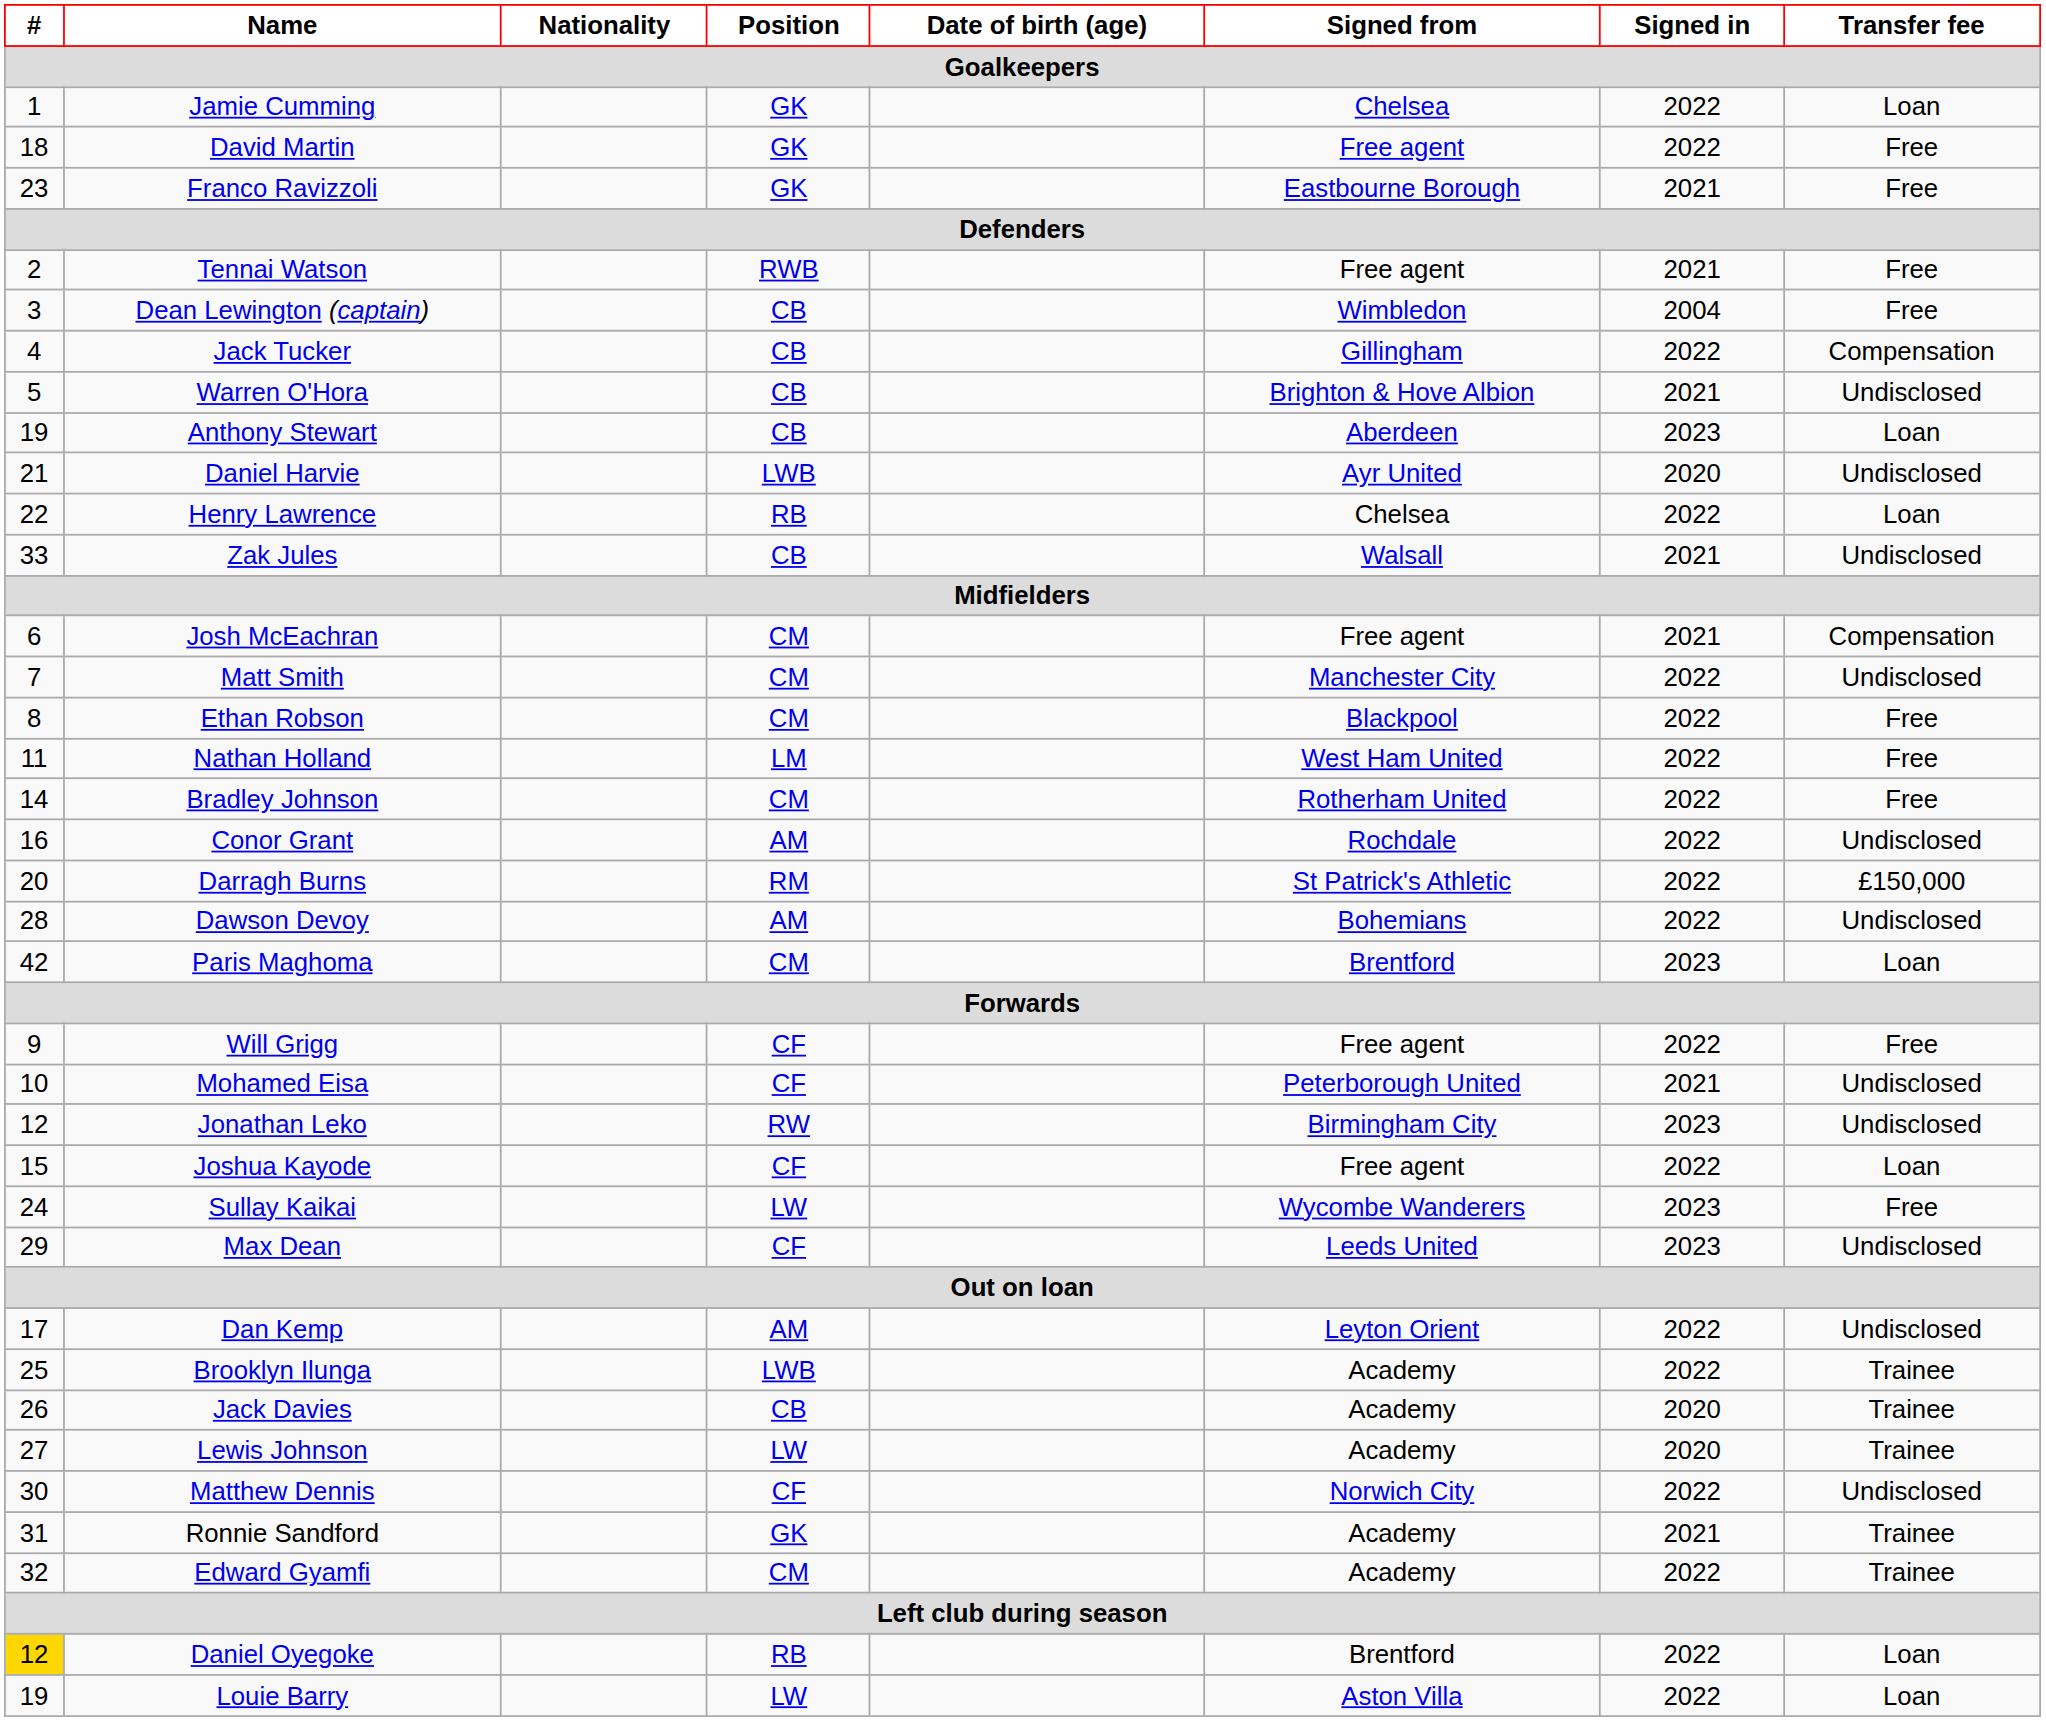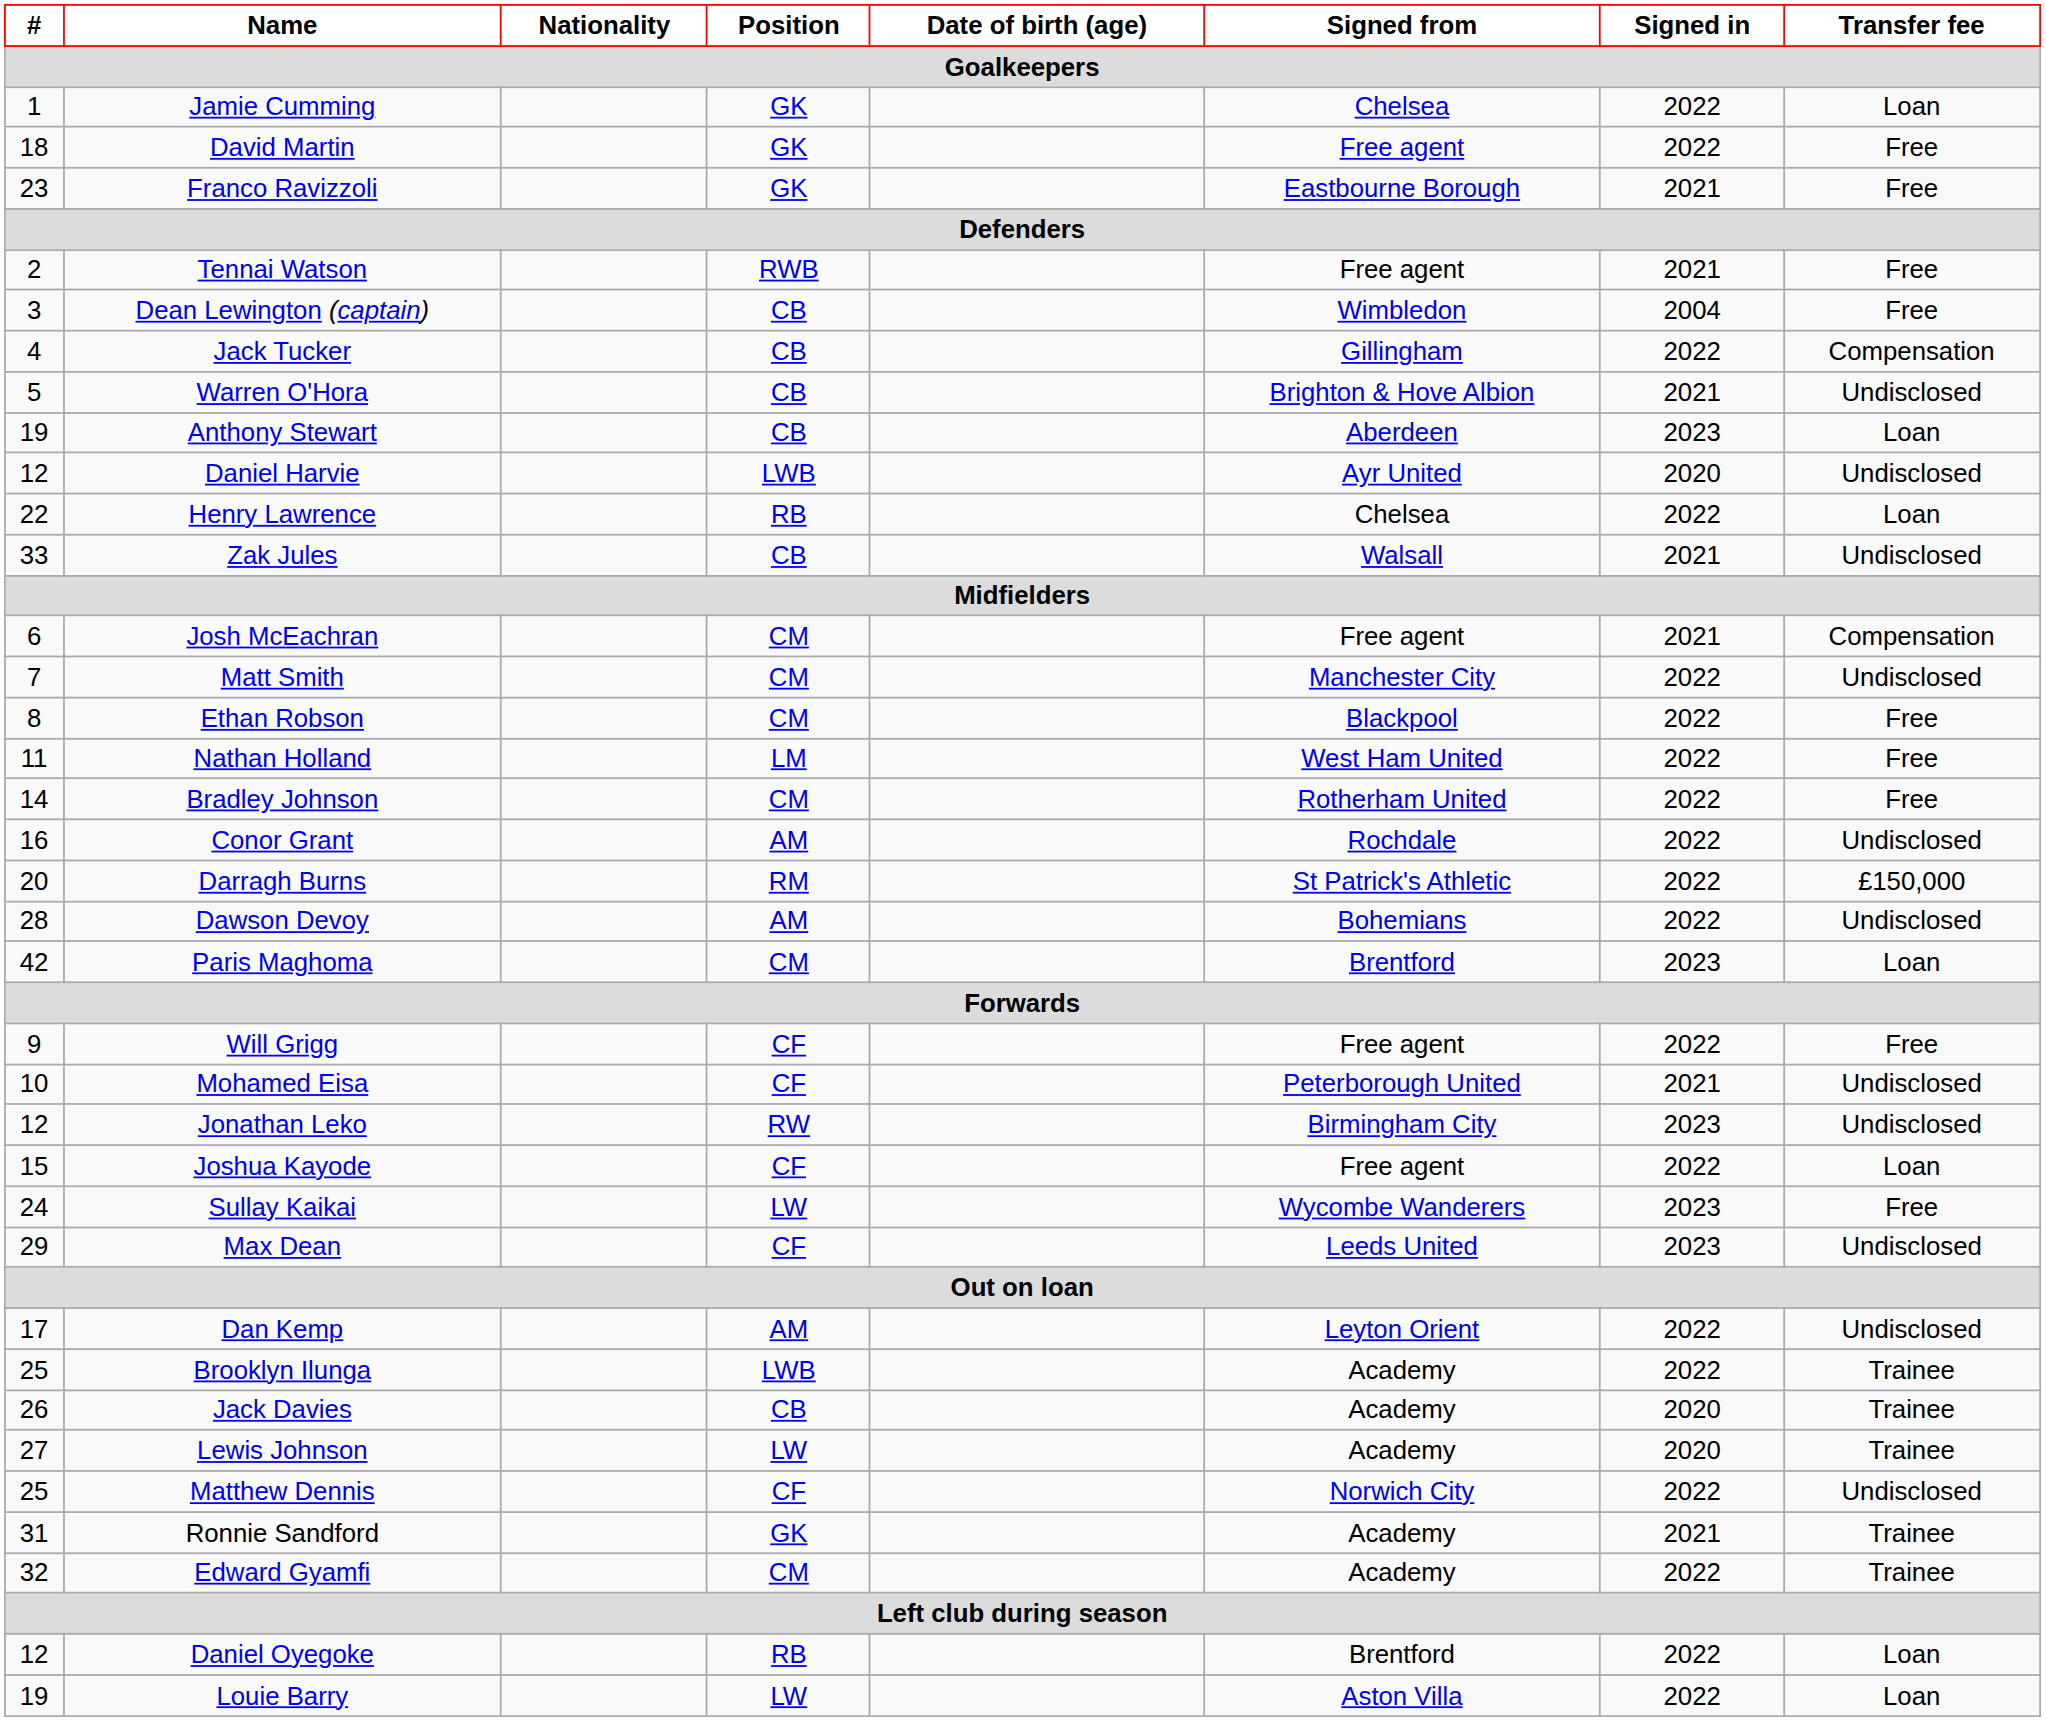(34, 474) 21 -> (34, 474) 12
(34, 1492) 30 -> (34, 1492) 25
(34, 1655) gold background -> (34, 1655) no background
